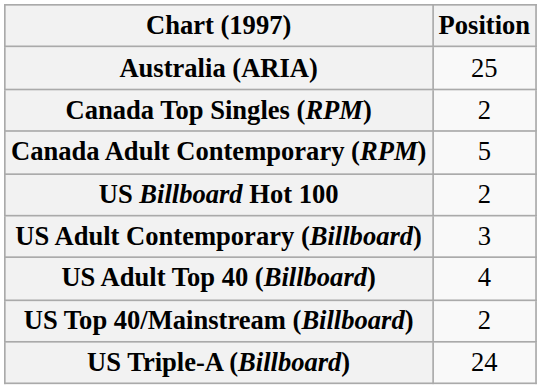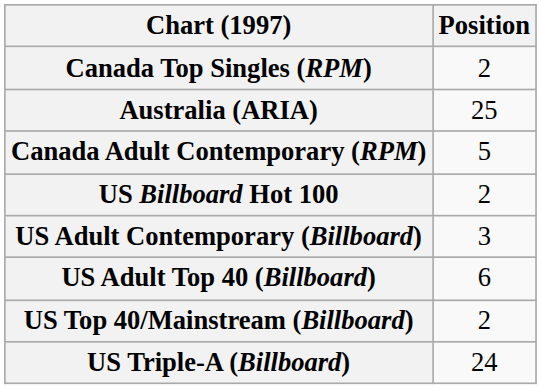rows swapped: (219, 67) <-> (219, 109)
(484, 278) 4 -> (484, 278) 6
